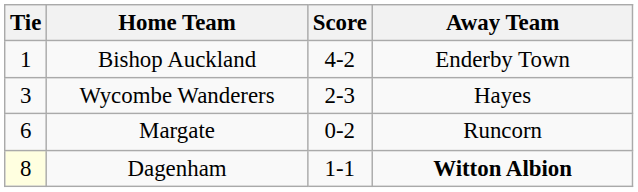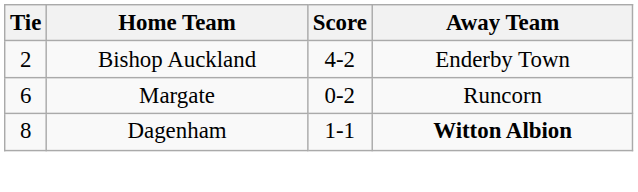(26, 58) 1 -> (26, 58) 2
- row: (177, 95)
(26, 167) lightyellow background -> (26, 131) no background
